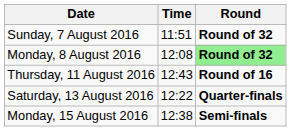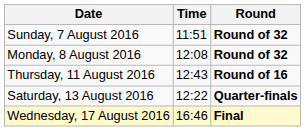(236, 55) lightgreen background -> (251, 55) no background
- row: (78, 116)
+ row: (89, 116)
